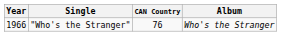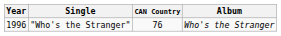(16, 25) 1966 -> (16, 25) 1996
